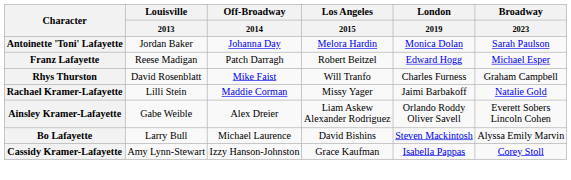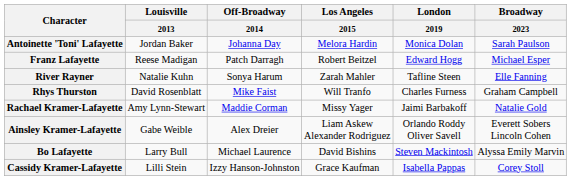+ row: (65, 76)
(166, 92) Lilli Stein -> (166, 108) Amy Lynn-Stewart
(166, 151) Amy Lynn-Stewart -> (166, 167) Lilli Stein
